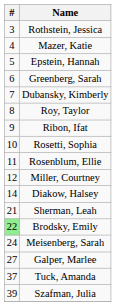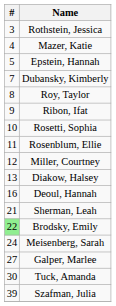- row: (65, 78)
(12, 194) 14 -> (12, 177) 13
+ row: (65, 194)
(12, 276) 37 -> (12, 276) 30
